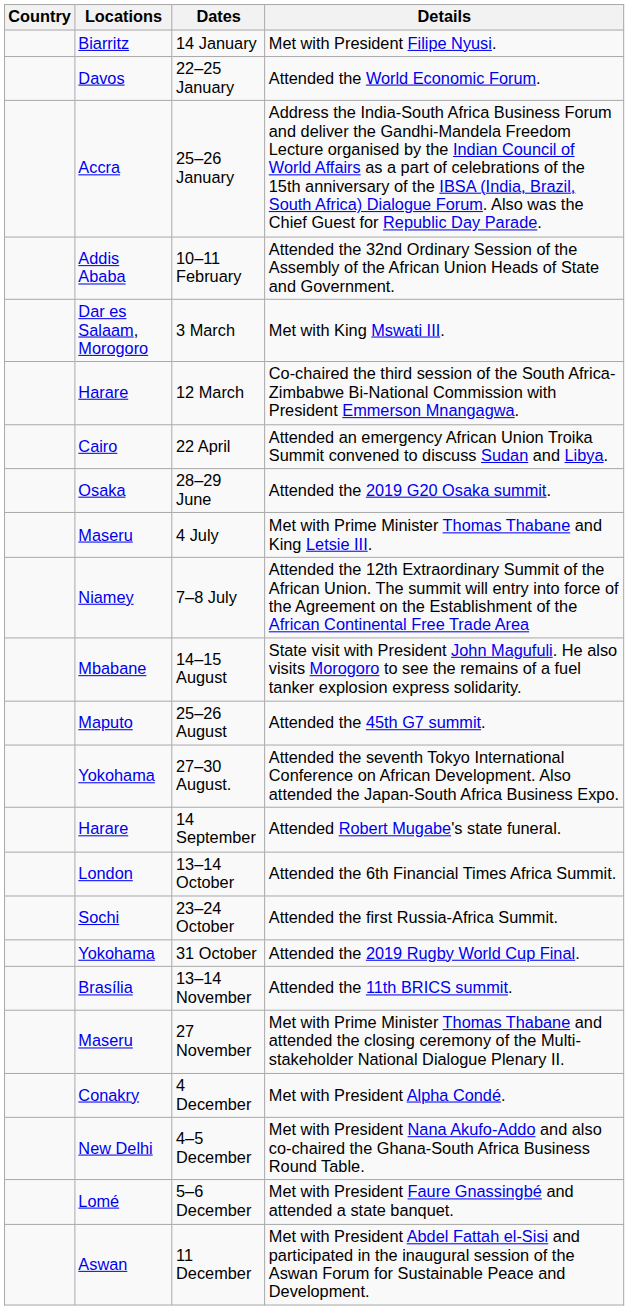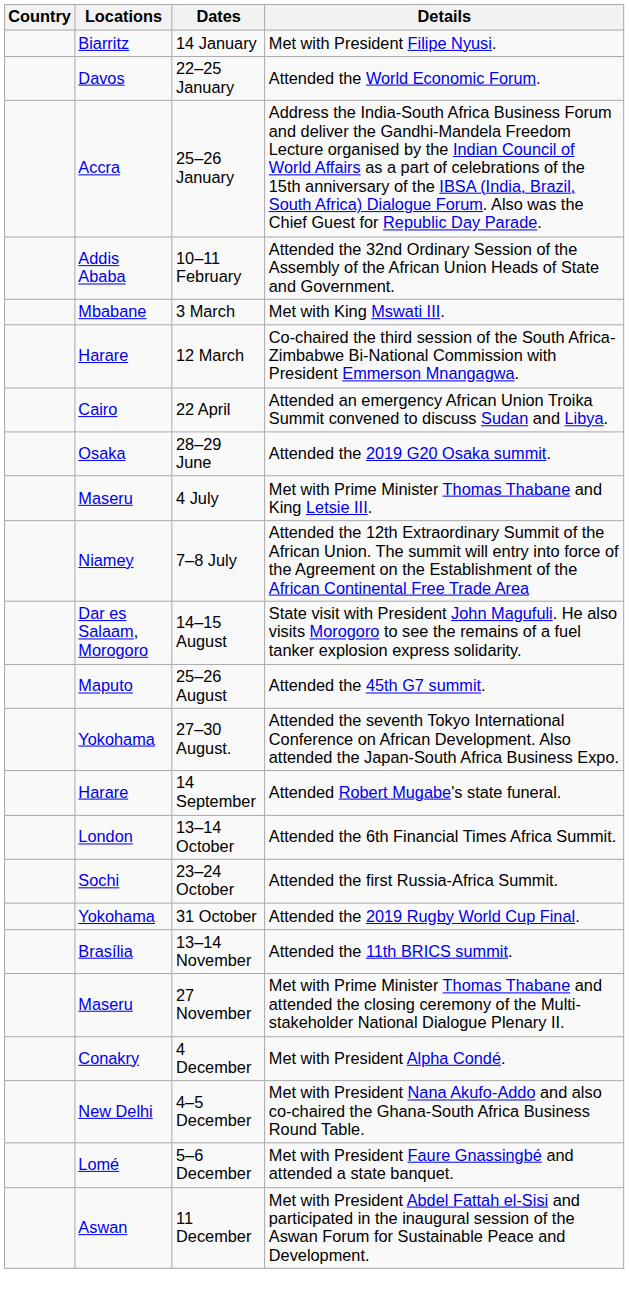(113, 330) Dar es Salaam, Morogoro -> (112, 312) Mbabane
(112, 669) Mbabane -> (113, 632) Dar es Salaam, Morogoro
